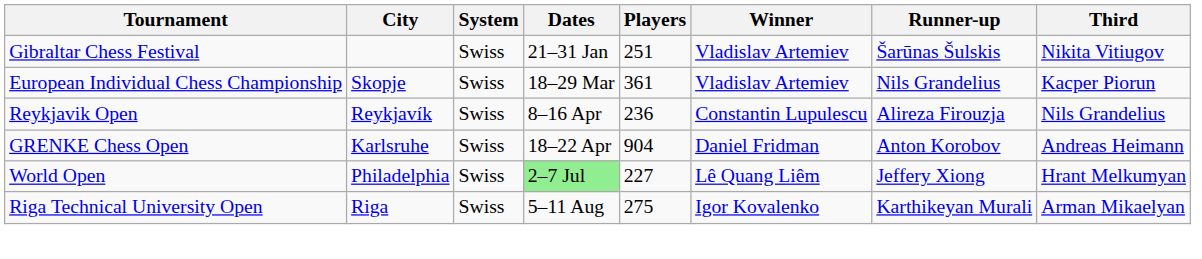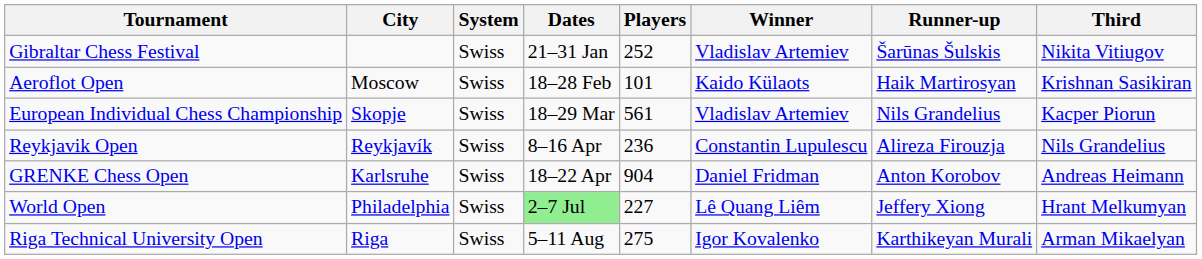(639, 51) 251 -> (639, 51) 252
+ row: (66, 82)
(639, 82) 361 -> (639, 113) 561
